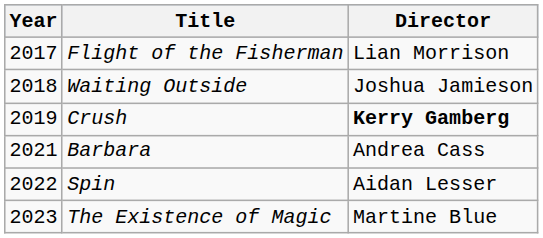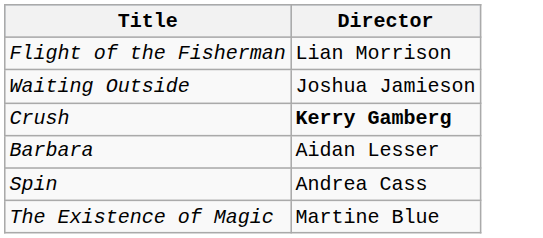- column: (34, 21)
(419, 152) Andrea Cass -> (367, 152) Aidan Lesser
(425, 184) Aidan Lesser -> (361, 184) Andrea Cass
